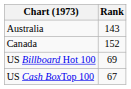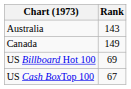(112, 44) 152 -> (112, 44) 149
